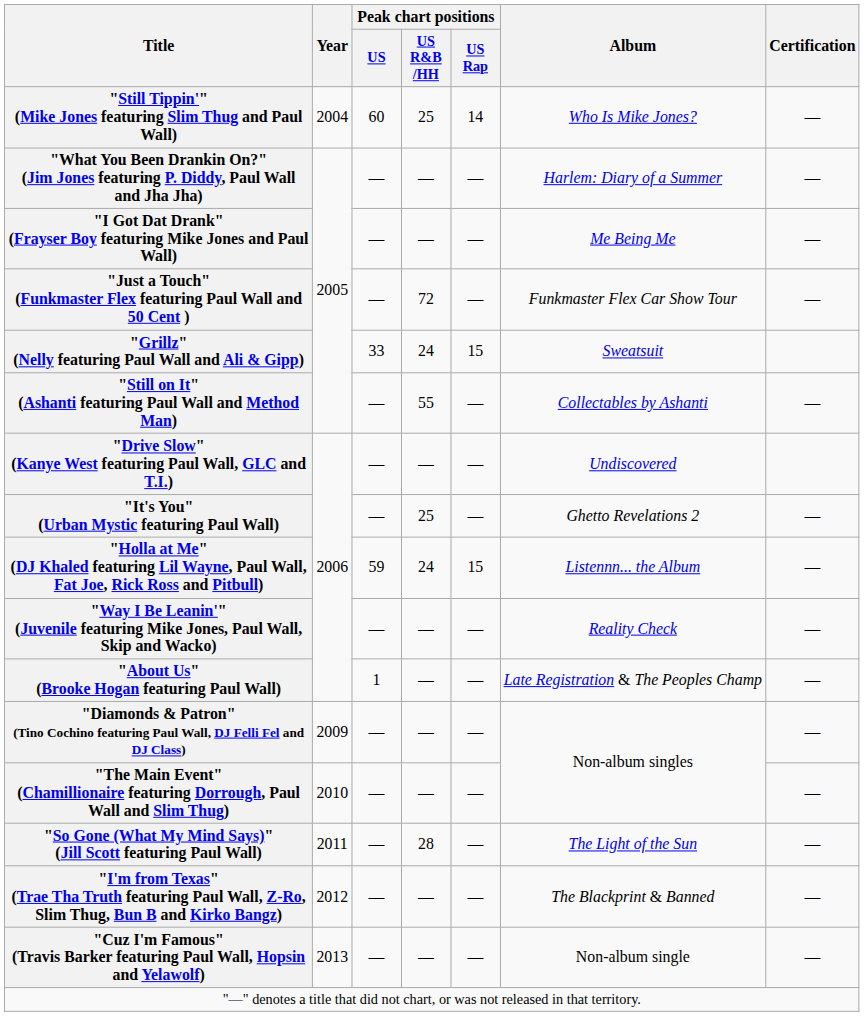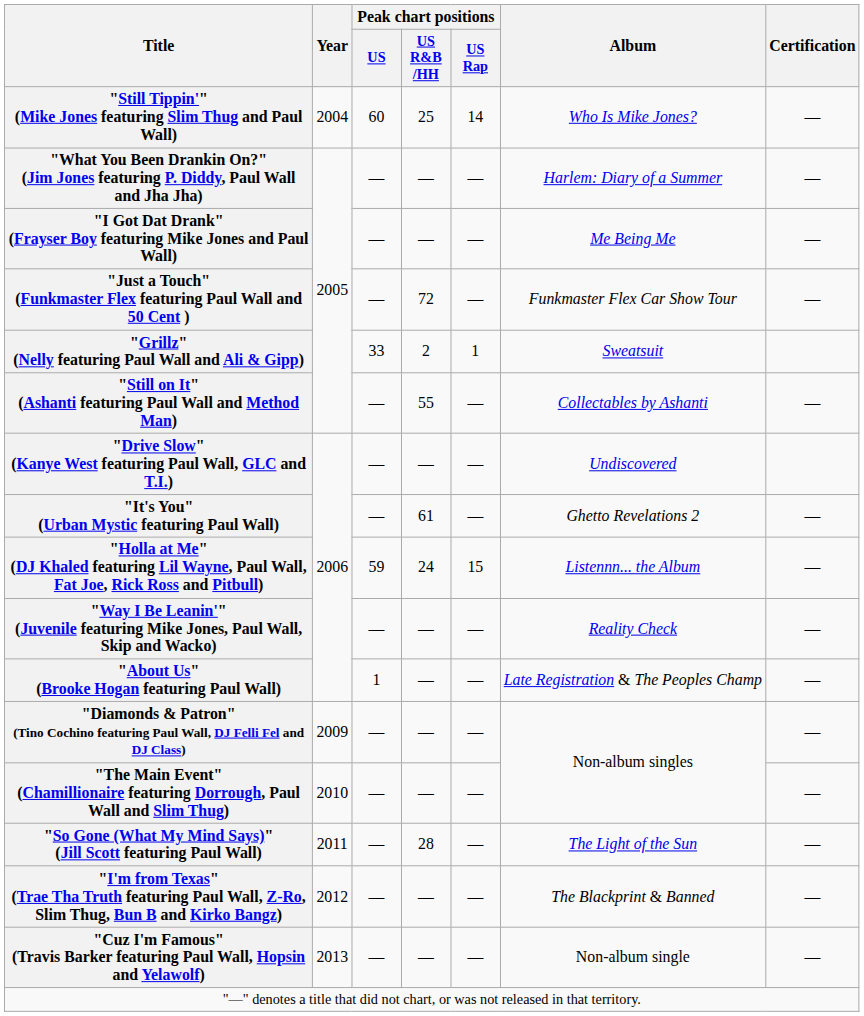(426, 351) 24 -> (426, 351) 2
(475, 351) 15 -> (475, 351) 1
(426, 515) 25 -> (426, 515) 61
